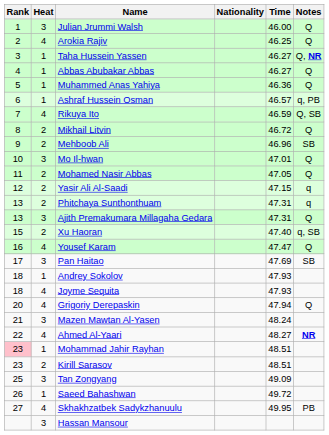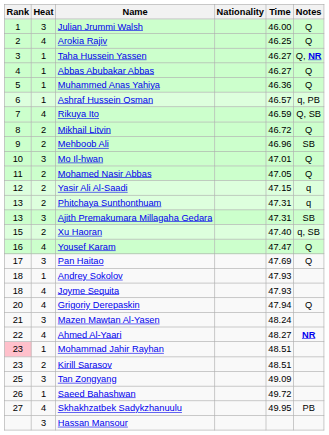(309, 217) Q -> (309, 217) SB
(309, 261) SB -> (309, 261) Q
